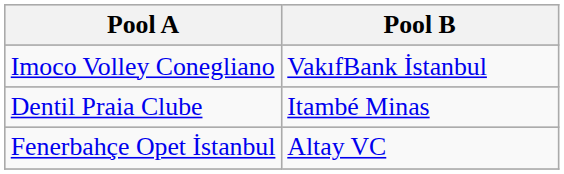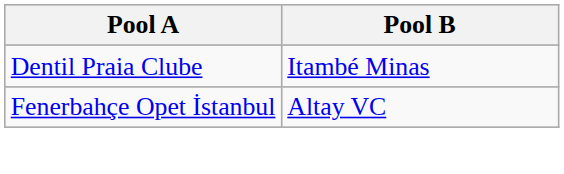- row: (143, 65)
